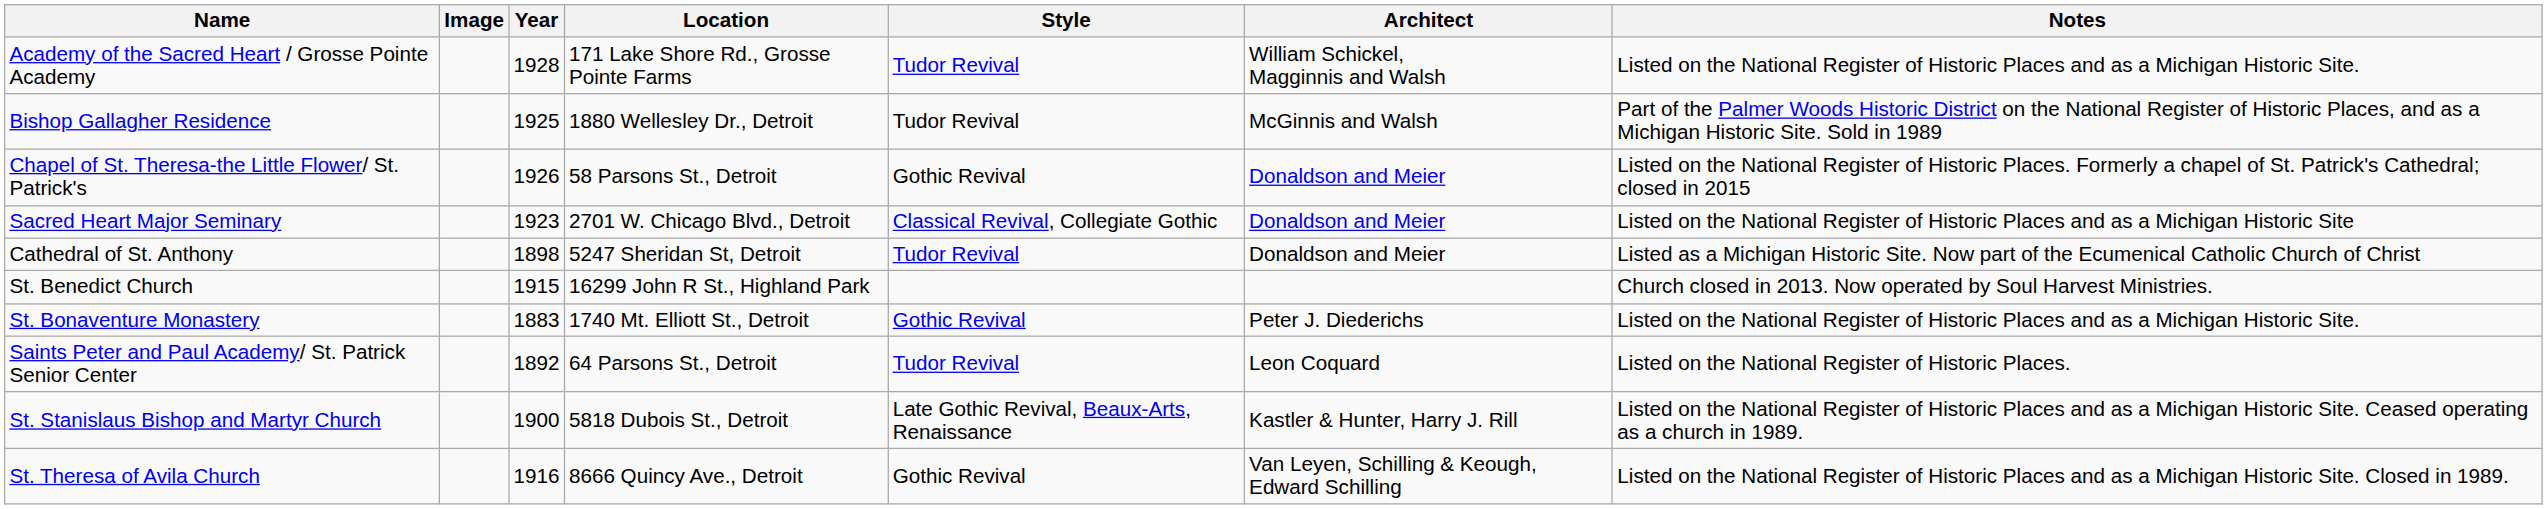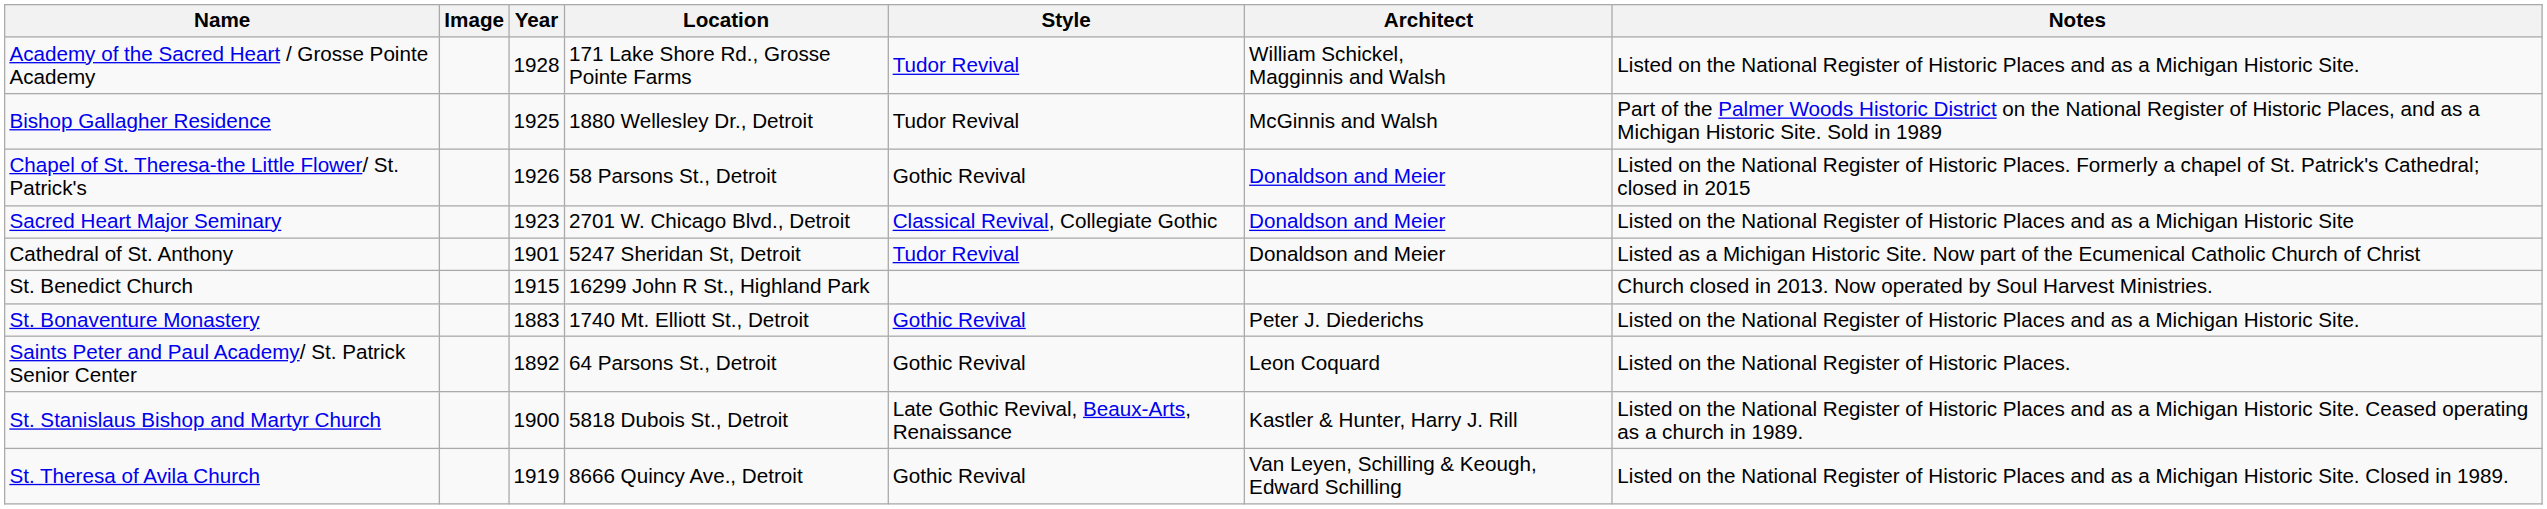(536, 254) 1898 -> (536, 254) 1901
(956, 364) Tudor Revival -> (959, 364) Gothic Revival
(536, 475) 1916 -> (536, 475) 1919
